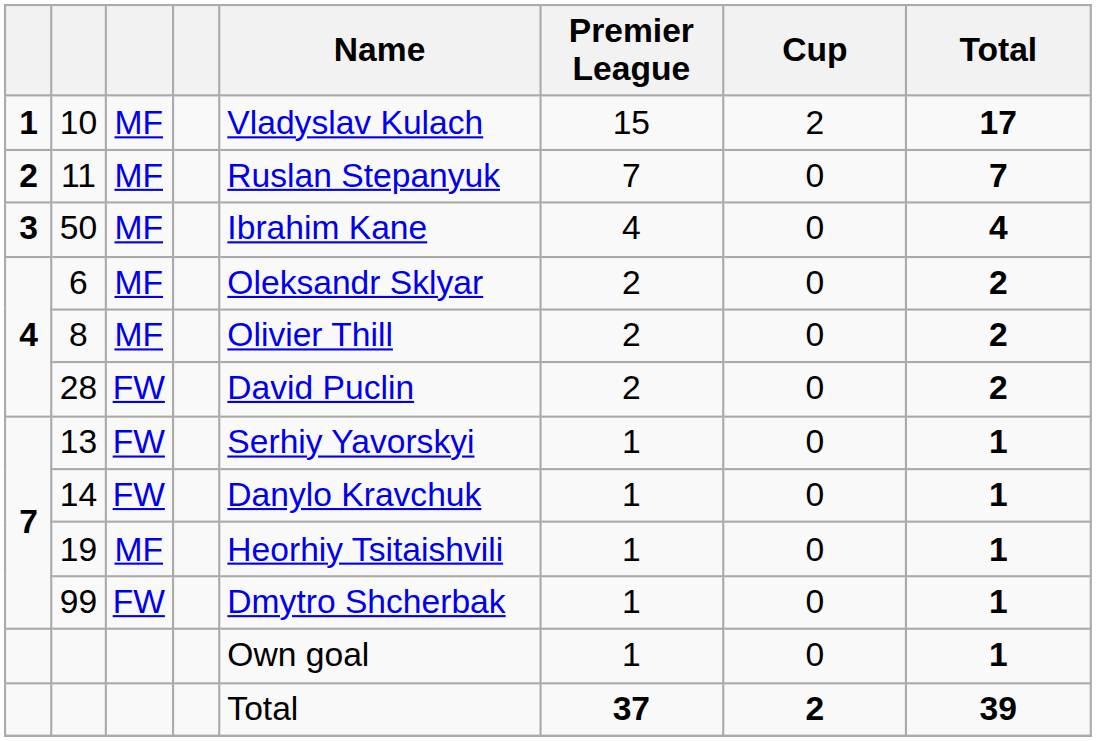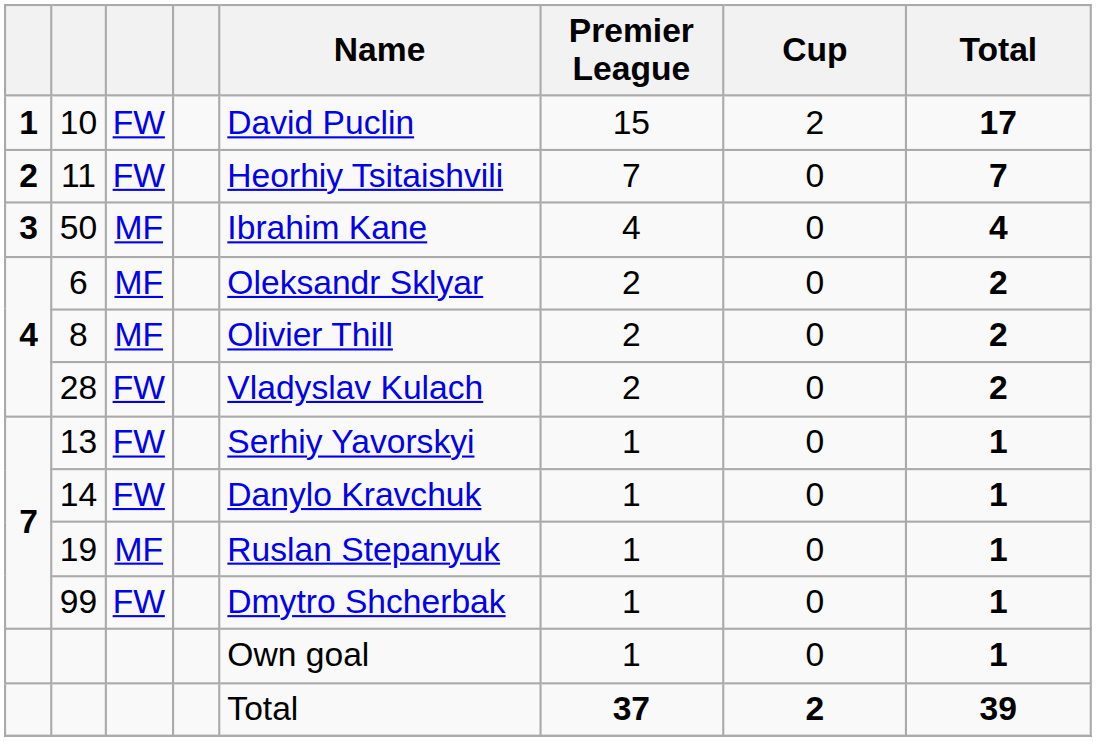(139, 122) MF -> (139, 122) FW
(355, 122) Vladyslav Kulach -> (321, 122) David Puclin
(139, 175) MF -> (139, 175) FW
(364, 175) Ruslan Stepanyuk -> (365, 175) Heorhiy Tsitaishvili
(321, 388) David Puclin -> (355, 388) Vladyslav Kulach
(365, 548) Heorhiy Tsitaishvili -> (364, 548) Ruslan Stepanyuk
